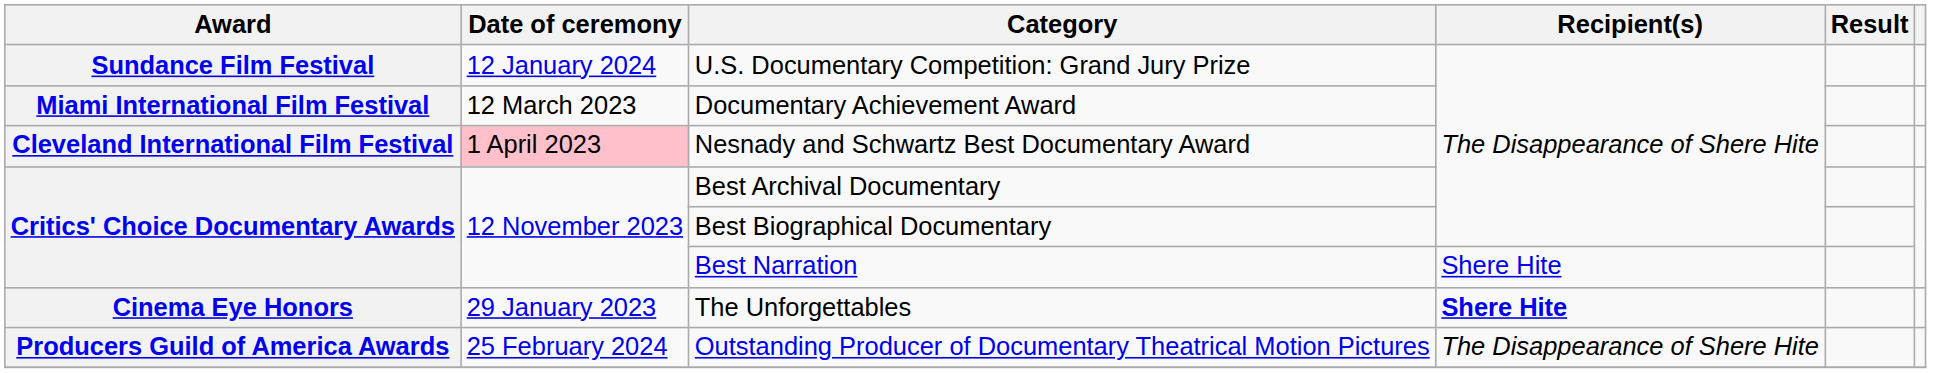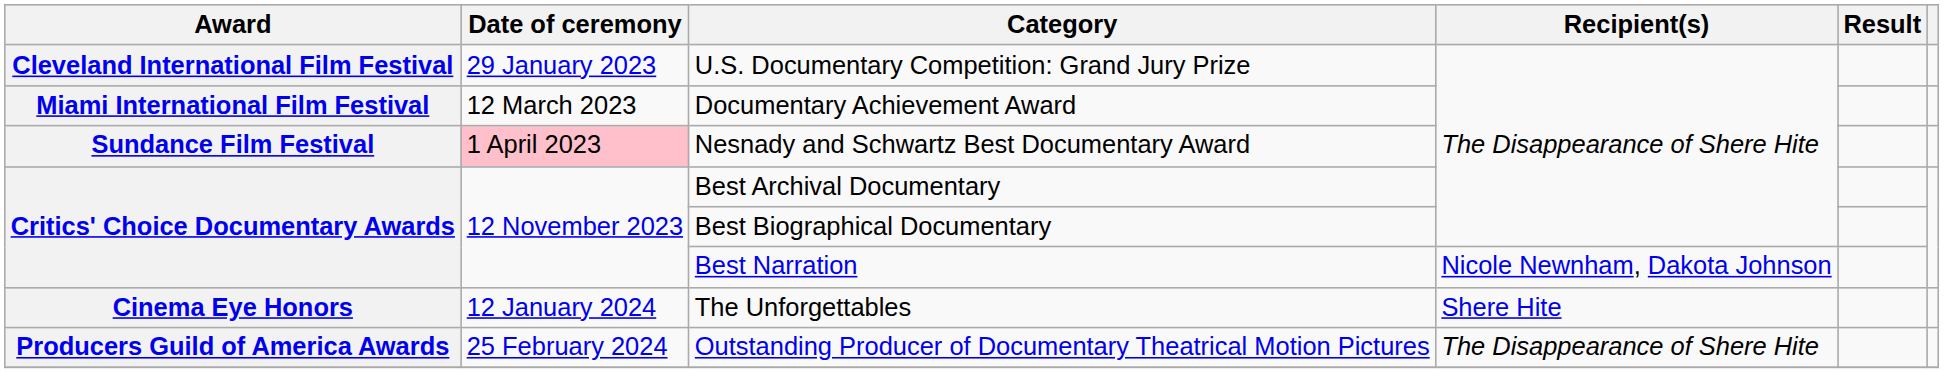(233, 65) Sundance Film Festival -> (233, 65) Cleveland International Film Festival
(561, 65) 12 January 2024 -> (561, 65) 29 January 2023
(233, 145) Cleveland International Film Festival -> (233, 145) Sundance Film Festival
(1501, 266) Shere Hite -> (1637, 266) Nicole Newnham, Dakota Johnson
(561, 307) 29 January 2023 -> (561, 307) 12 January 2024
(1504, 307) bold -> (1501, 307) normal
